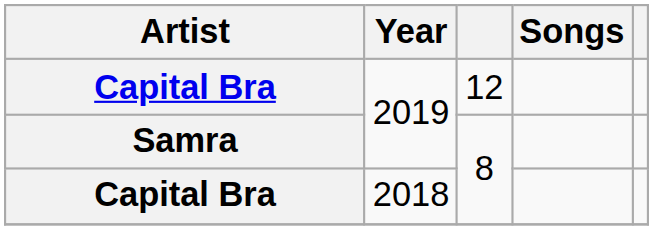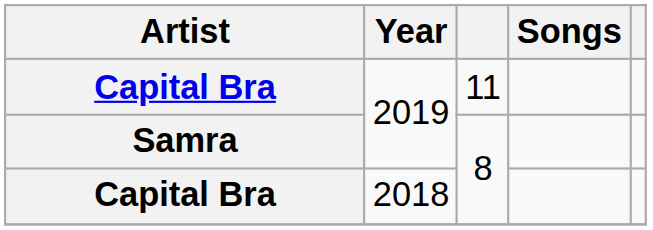(484, 86) 12 -> (483, 86) 11
